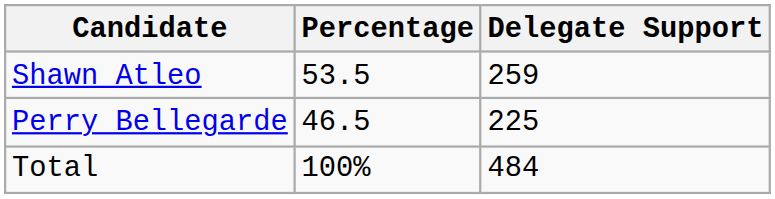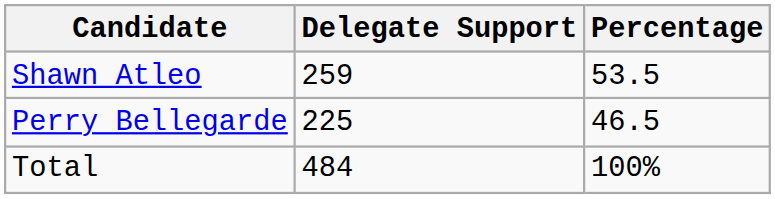columns swapped: (626, 29) <-> (388, 29)
